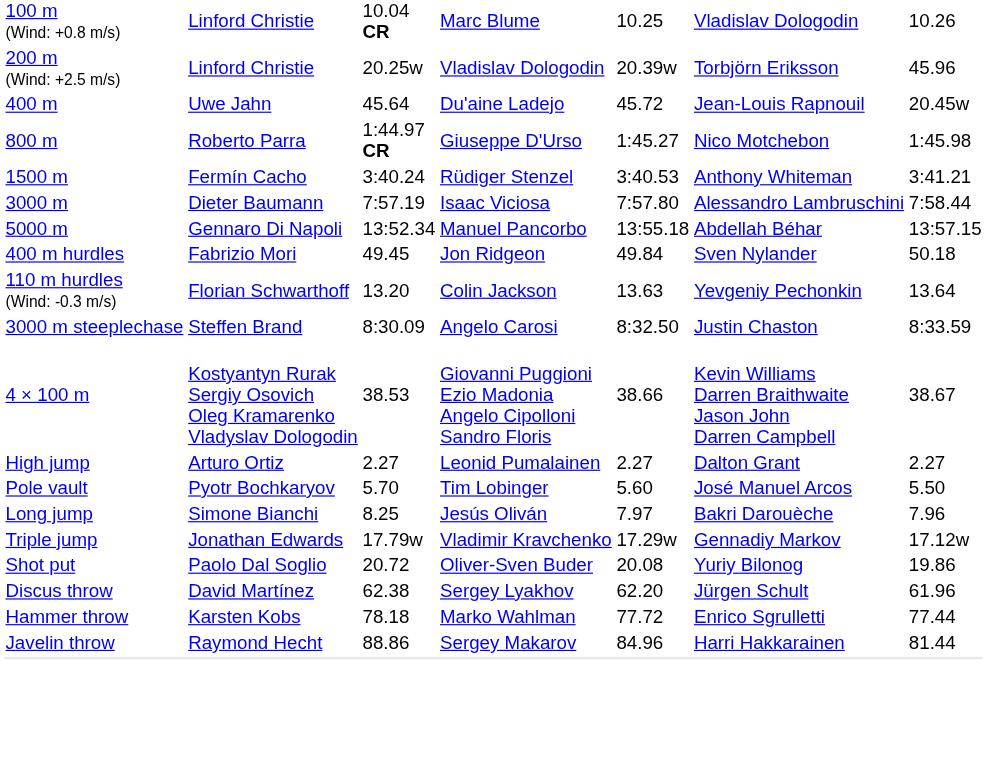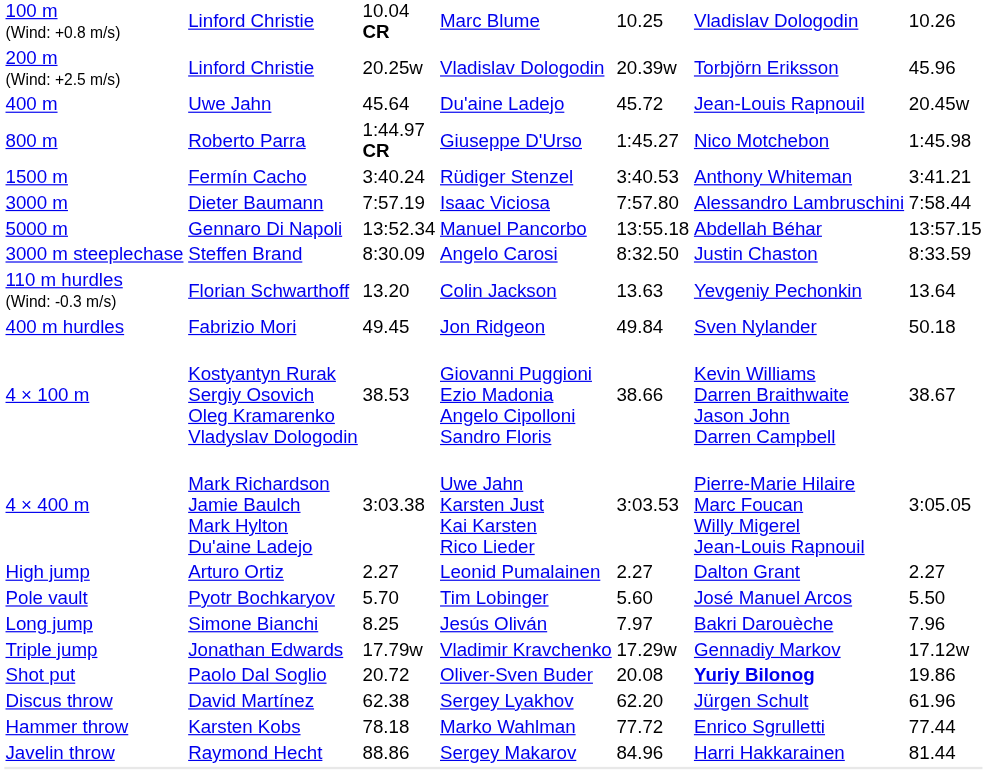rows swapped: (94, 326) <-> (65, 254)
+ row: (47, 504)
(749, 565) normal -> (754, 675) bold
